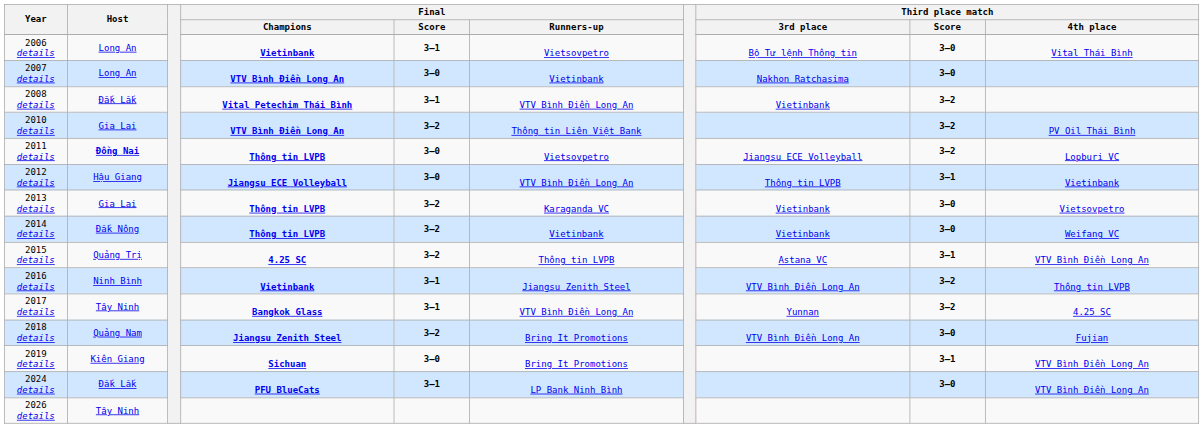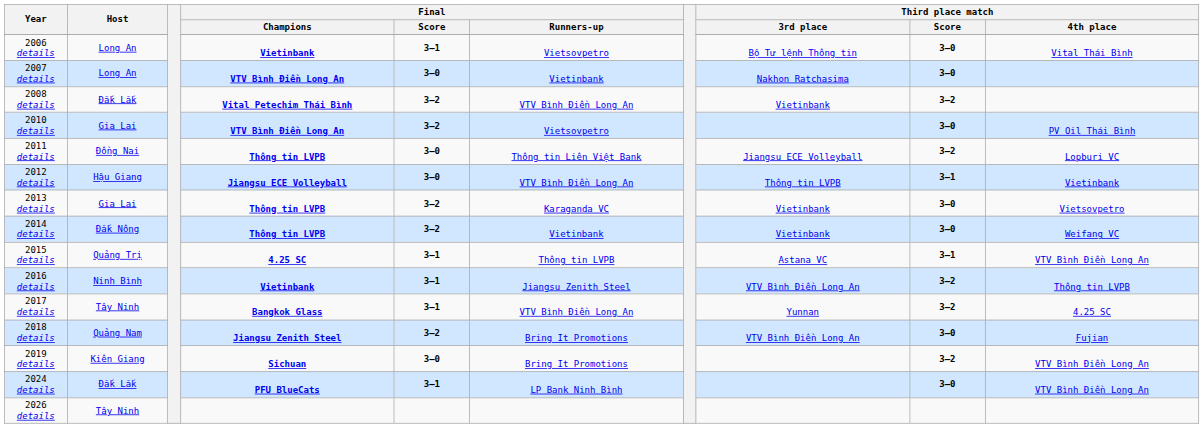(432, 99) 3–1 -> (432, 99) 3–2
(576, 130) Thông tin Liên Việt Bank -> (576, 130) Vietsovpetro
(947, 125) 3–2 -> (947, 125) 3–0
(118, 151) bold -> (118, 151) normal
(576, 156) Vietsovpetro -> (576, 156) Thông tin Liên Việt Bank
(432, 255) 3–2 -> (432, 255) 3–1
(947, 358) 3–1 -> (947, 358) 3–2
